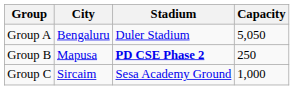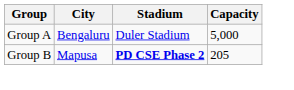(251, 34) 5,050 -> (224, 34) 5,000
(247, 54) 250 -> (220, 54) 205
- row: (29, 74)
